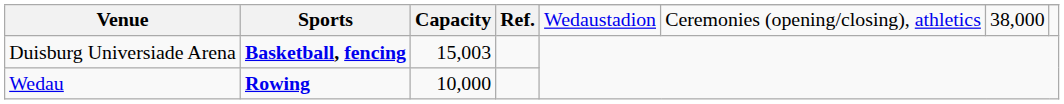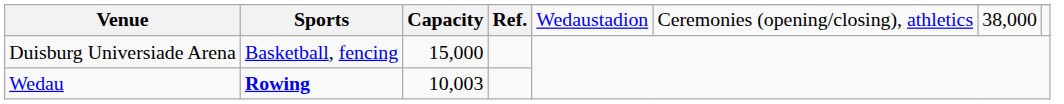(325, 51) bold -> (322, 51) normal
(464, 51) 15,003 -> (456, 51) 15,000
(464, 83) 10,000 -> (456, 83) 10,003
